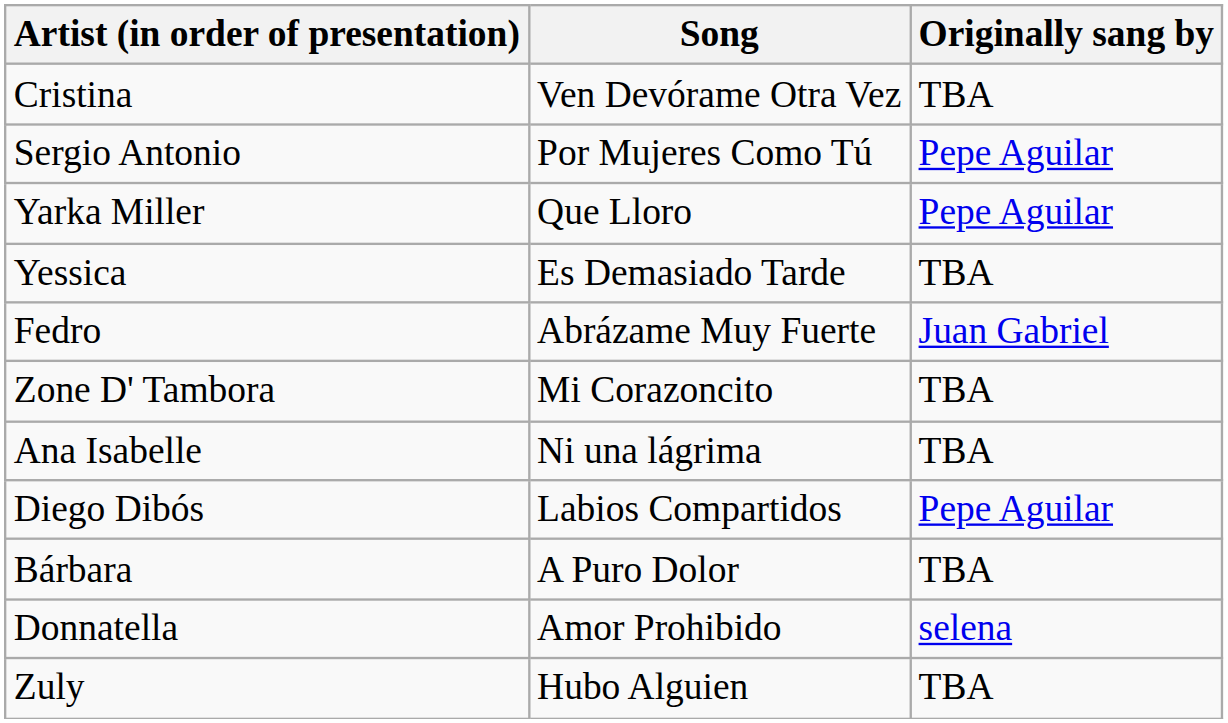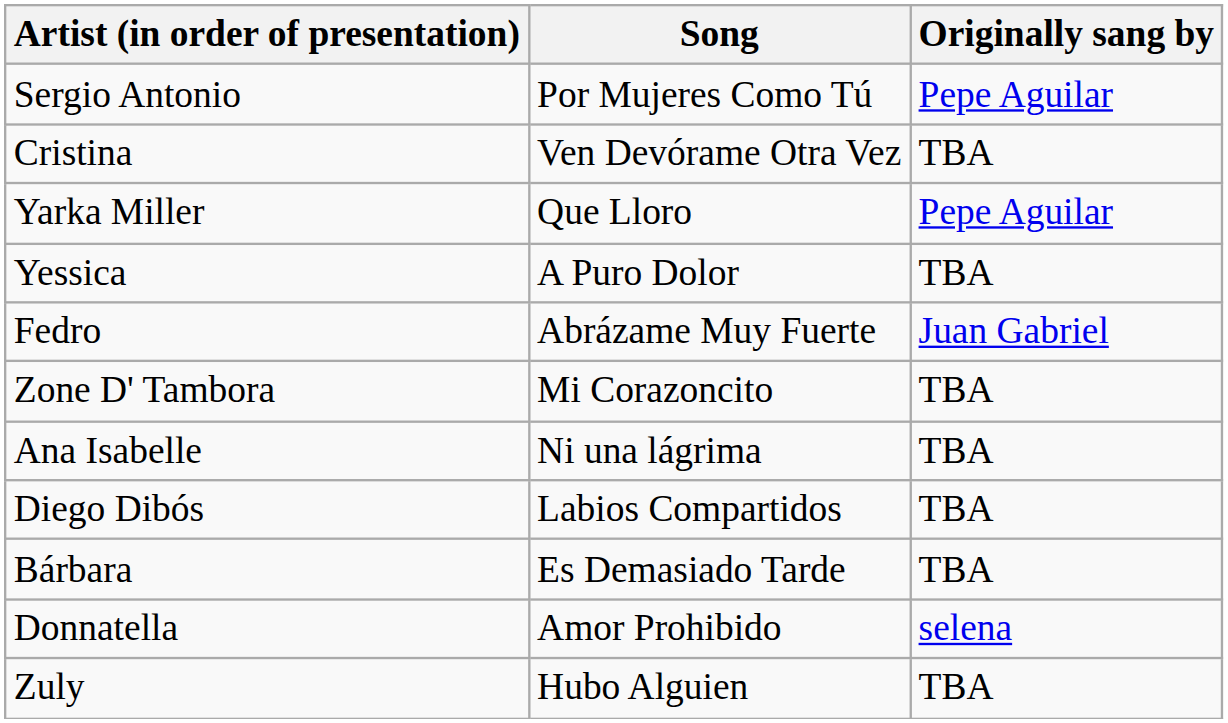rows swapped: (127, 152) <-> (73, 93)
(691, 271) Es Demasiado Tarde -> (638, 271) A Puro Dolor
(1016, 509) Pepe Aguilar -> (956, 509) TBA
(638, 568) A Puro Dolor -> (691, 568) Es Demasiado Tarde
